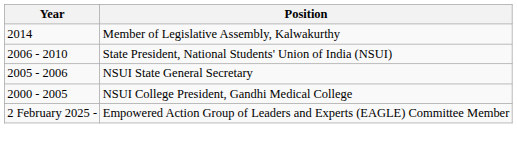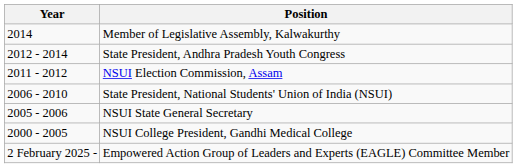+ row: (224, 53)
+ row: (193, 73)
